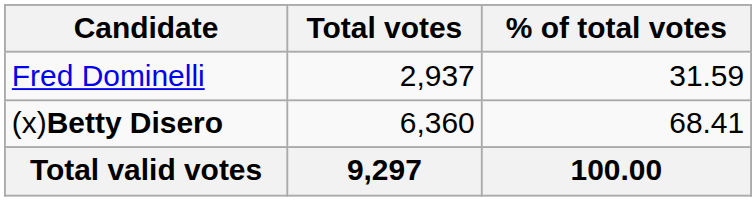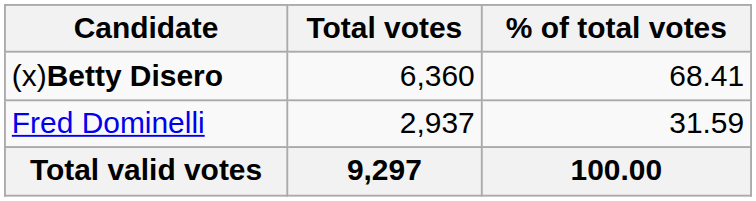rows swapped: (117, 123) <-> (108, 75)
